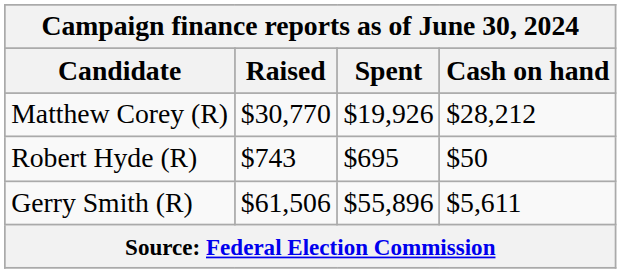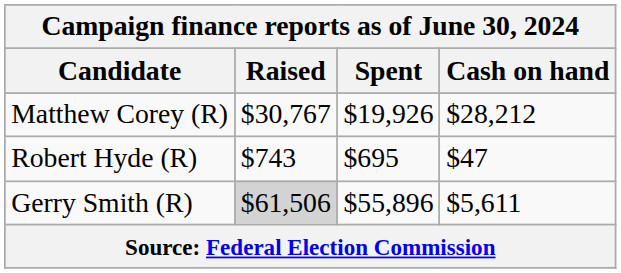(286, 114) $30,770 -> (286, 114) $30,767
(467, 158) $50 -> (467, 158) $47
(286, 202) no background -> (286, 202) lightgrey background
